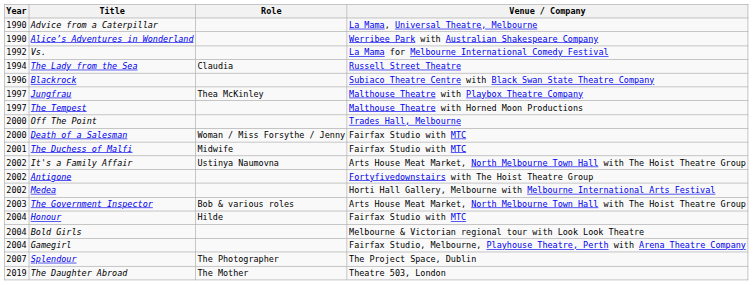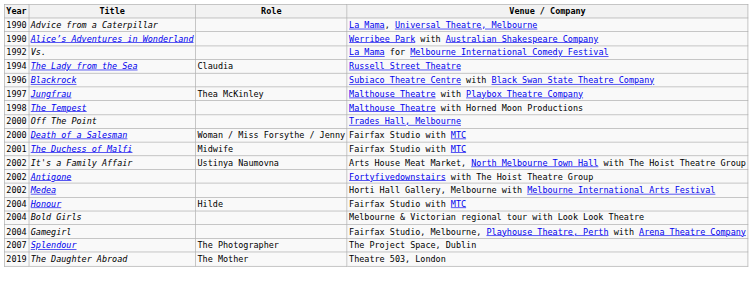(17, 108) 1997 -> (17, 108) 1998
- row: (92, 204)
